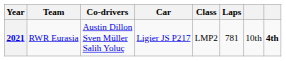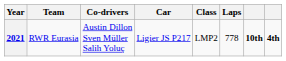(232, 38) 781 -> (232, 38) 778
(254, 38) normal -> (254, 38) bold
